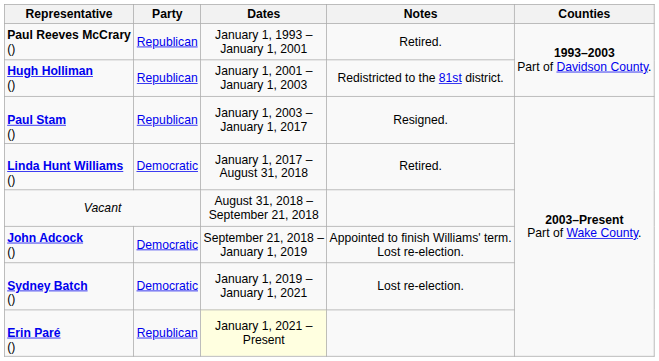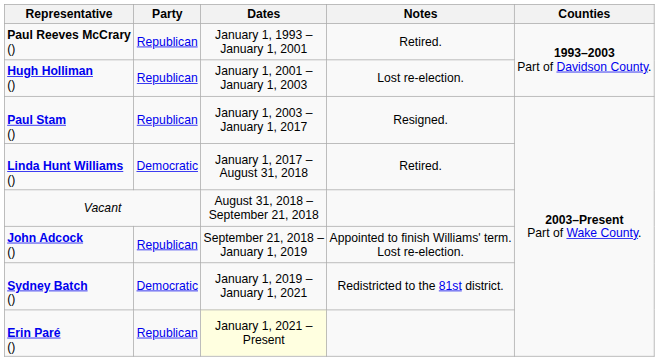(421, 78) Redistricted to the 81st district. -> (421, 78) Lost re-election.
(167, 244) Democratic -> (167, 244) Republican
(421, 286) Lost re-election. -> (421, 286) Redistricted to the 81st district.
